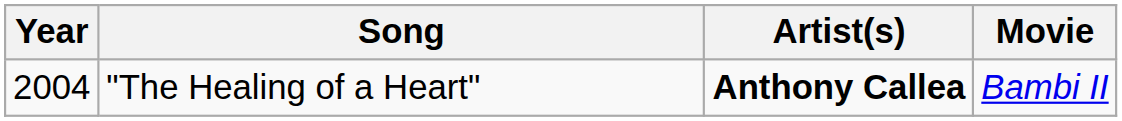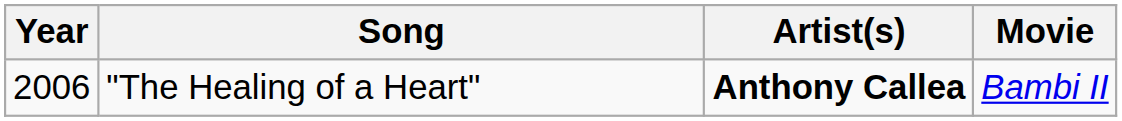(52, 87) 2004 -> (52, 87) 2006
